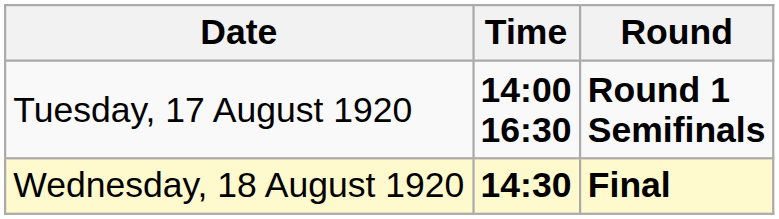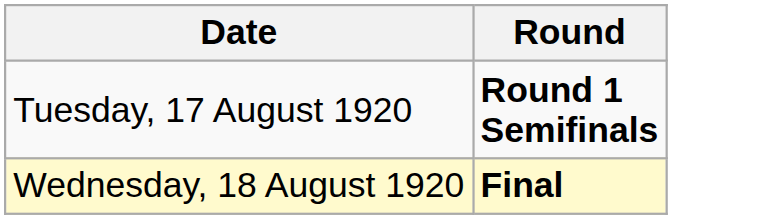- column: (526, 32)
